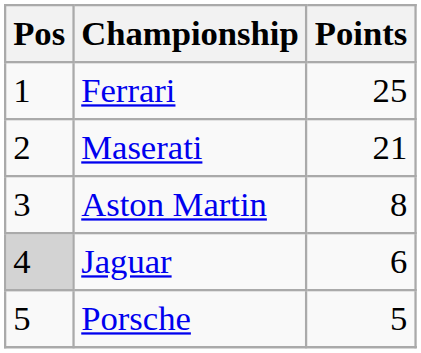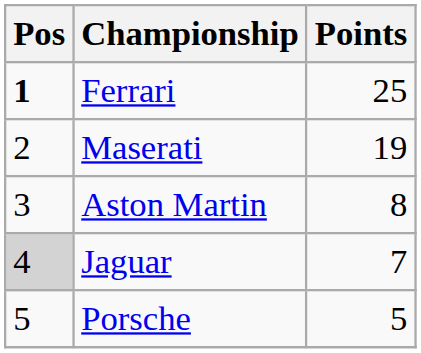(22, 90) normal -> (22, 90) bold
(390, 147) 21 -> (390, 147) 19
(399, 261) 6 -> (399, 261) 7
